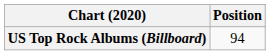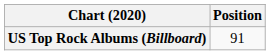(237, 38) 94 -> (237, 38) 91
